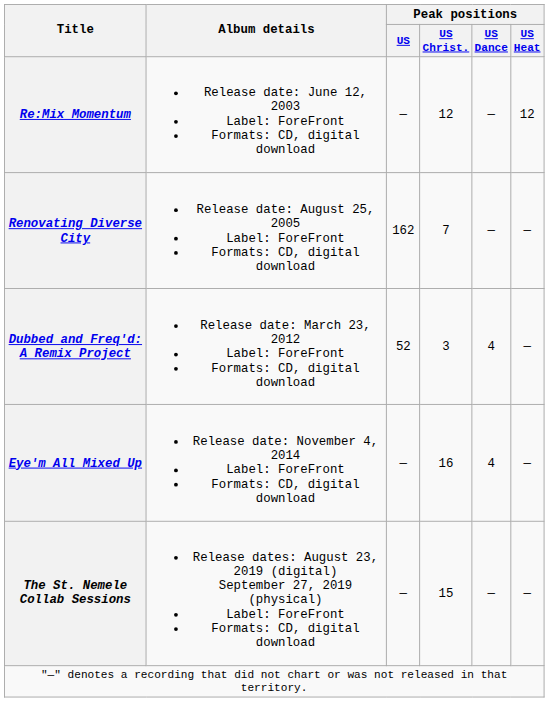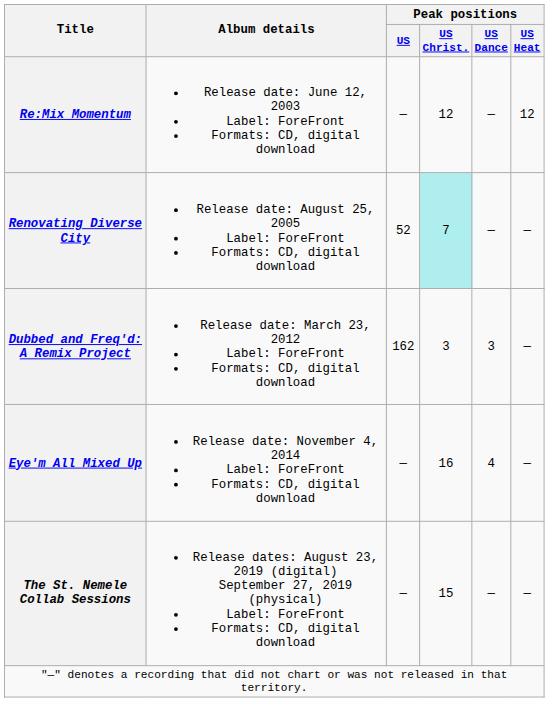(403, 231) 162 -> (403, 231) 52
(446, 231) no background -> (446, 231) paleturquoise background
(403, 347) 52 -> (403, 347) 162
(491, 347) 4 -> (491, 347) 3
